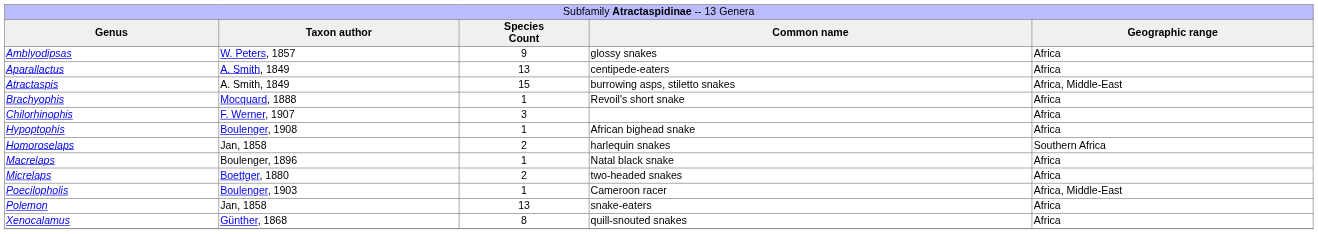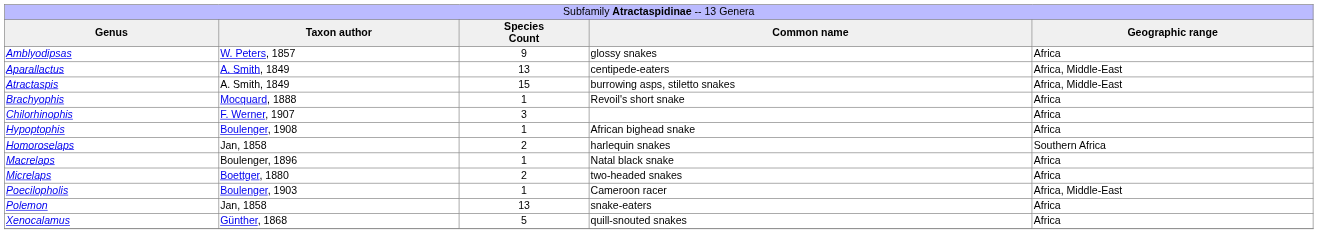(1047, 69) Africa -> (1078, 69) Africa, Middle-East
(524, 221) 8 -> (524, 221) 5
